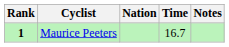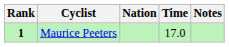(175, 32) 16.7 -> (175, 32) 17.0
